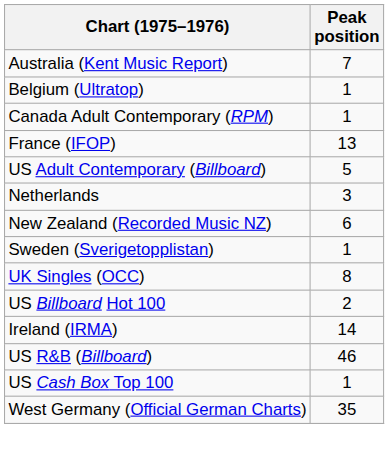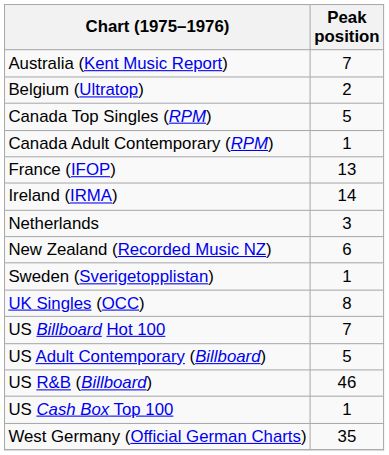(347, 90) 1 -> (347, 90) 2
+ row: (110, 116)
rows swapped: (63, 329) <-> (137, 169)
(347, 303) 2 -> (347, 329) 7
